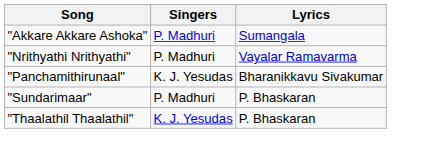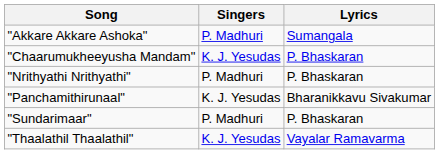+ row: (101, 56)
(298, 56) Vayalar Ramavarma -> (325, 77) P. Bhaskaran
(277, 118) P. Bhaskaran -> (346, 139) Vayalar Ramavarma
